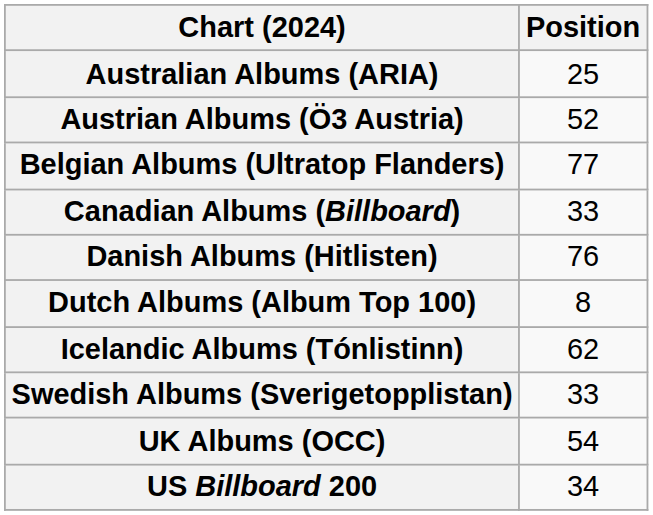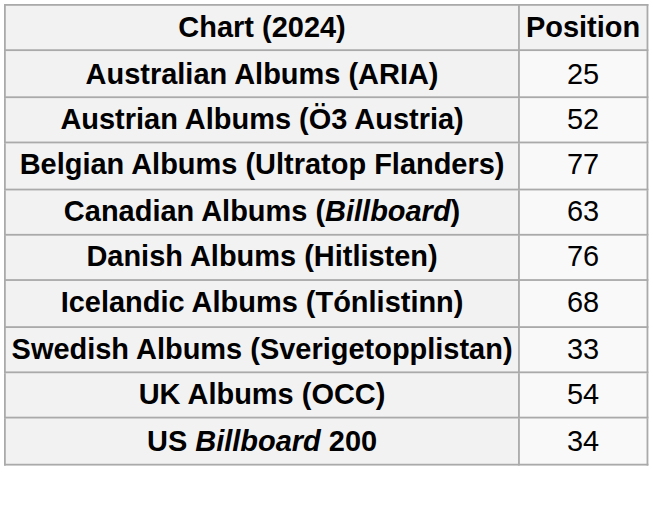(583, 211) 33 -> (583, 211) 63
- row: (262, 303)
(583, 348) 62 -> (583, 303) 68
